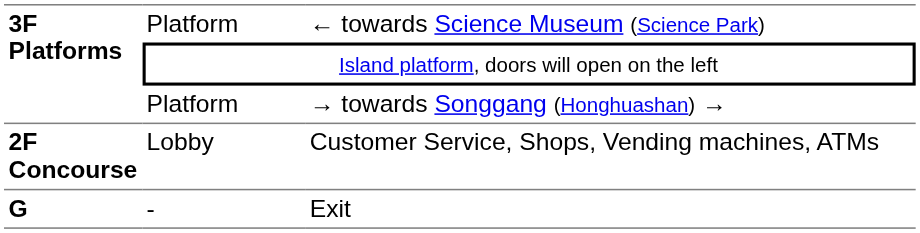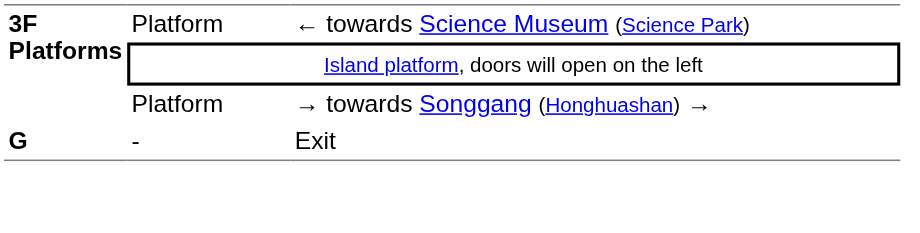- row: (180, 142)
